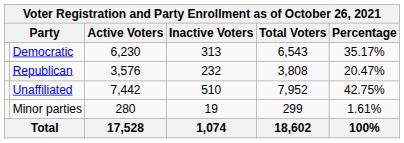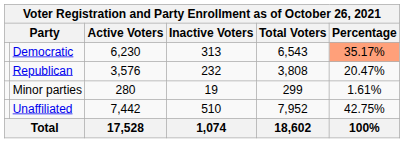(364, 52) no background -> (364, 52) lightsalmon background
rows swapped: (43, 90) <-> (47, 109)
